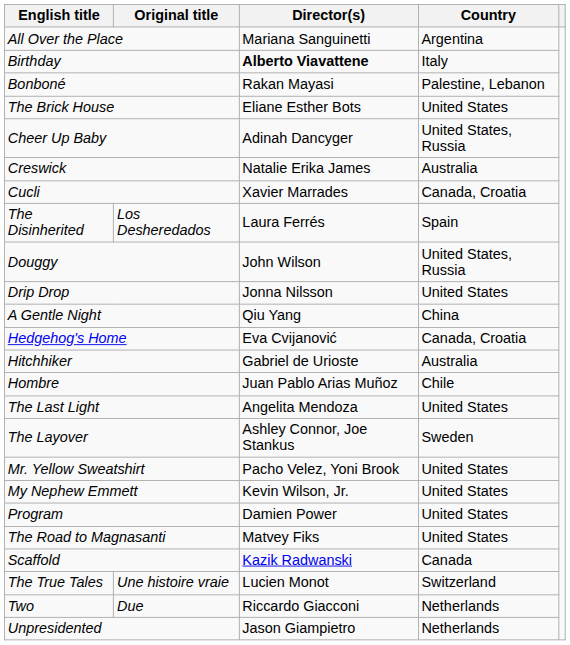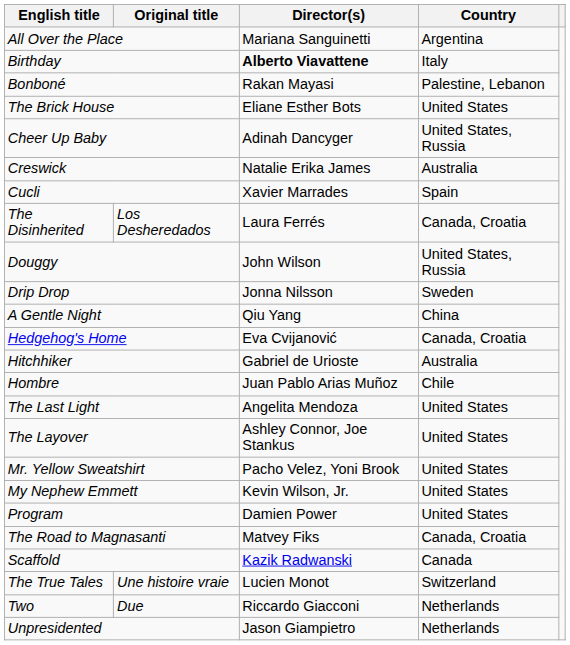(474, 191) Canada, Croatia -> (440, 191) Spain
(440, 222) Spain -> (474, 222) Canada, Croatia
(465, 292) United States -> (447, 292) Sweden
(447, 438) Sweden -> (465, 438) United States
(465, 537) United States -> (474, 537) Canada, Croatia
